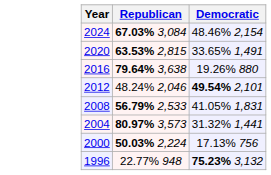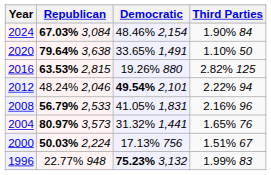+ column: (228, 14)
(151, 51) 63.53% 2,815 -> (75, 51) 79.64% 3,638
(151, 69) 79.64% 3,638 -> (75, 69) 63.53% 2,815
